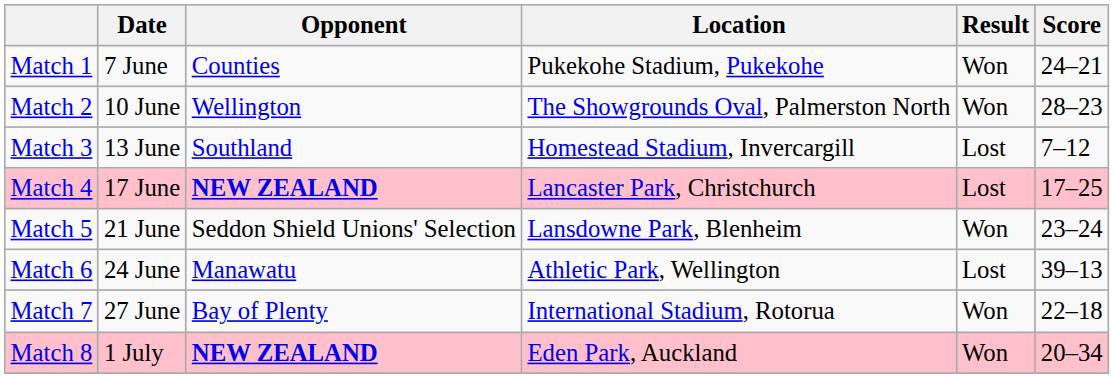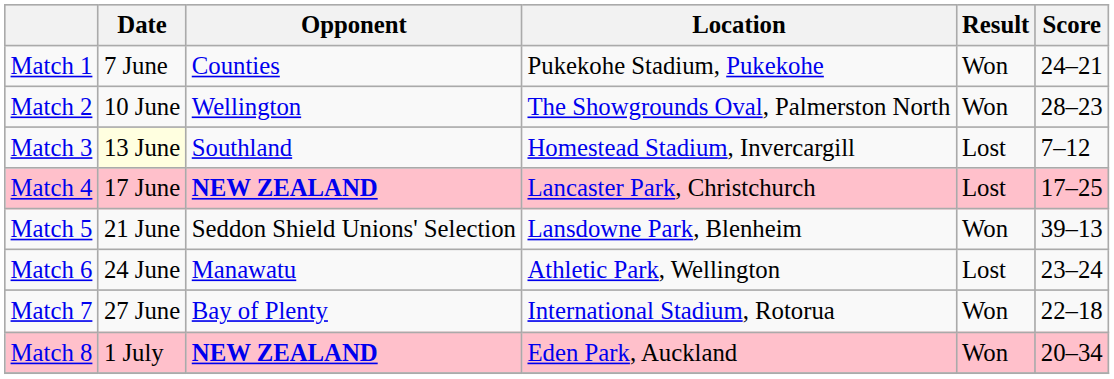(142, 147) no background -> (142, 147) lightyellow background
(1072, 229) 23–24 -> (1072, 229) 39–13
(1072, 270) 39–13 -> (1072, 270) 23–24
